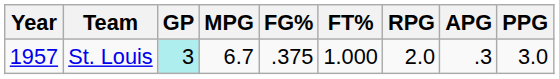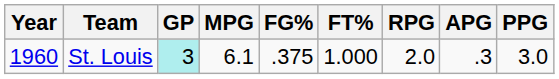(34, 57) 1957 -> (34, 57) 1960
(239, 57) 6.7 -> (239, 57) 6.1
